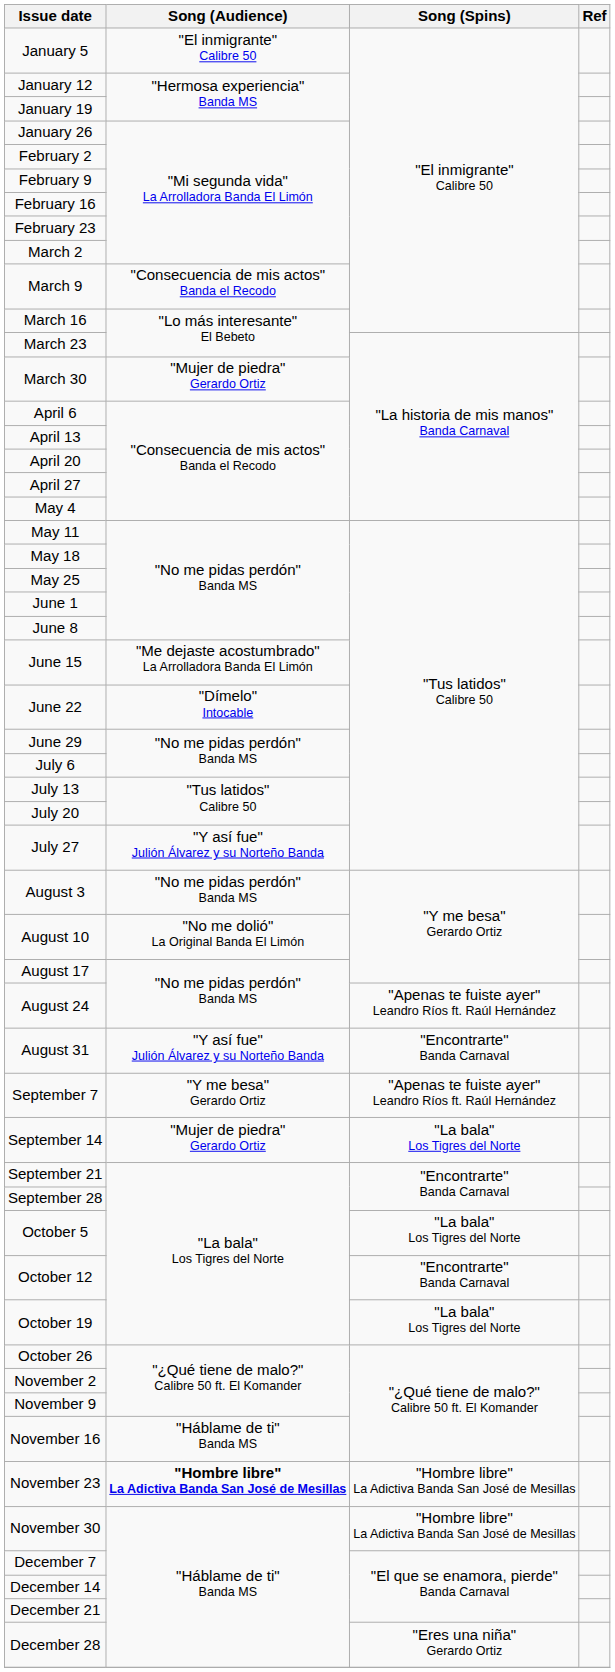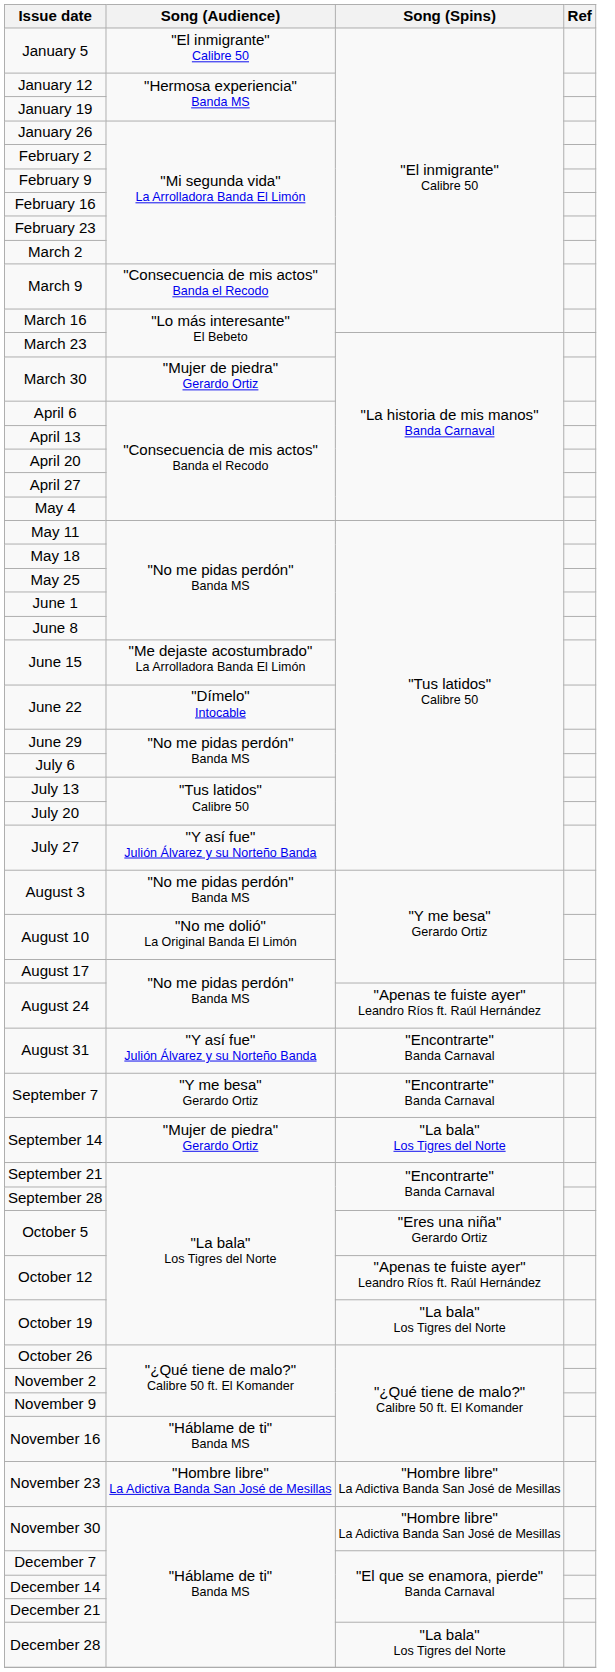(464, 1092) "Apenas te fuiste ayer" Leandro Ríos ft. Raúl Hernández -> (450, 1092) "Encontrarte" Banda Carnaval
(464, 1229) "La bala" Los Tigres del Norte -> (450, 1229) "Eres una niña" Gerardo Ortiz
(464, 1274) "Encontrarte" Banda Carnaval -> (450, 1274) "Apenas te fuiste ayer" Leandro Ríos ft. Raúl Hernández
(228, 1483) bold -> (220, 1480) normal
(464, 1642) "Eres una niña" Gerardo Ortiz -> (450, 1642) "La bala" Los Tigres del Norte
